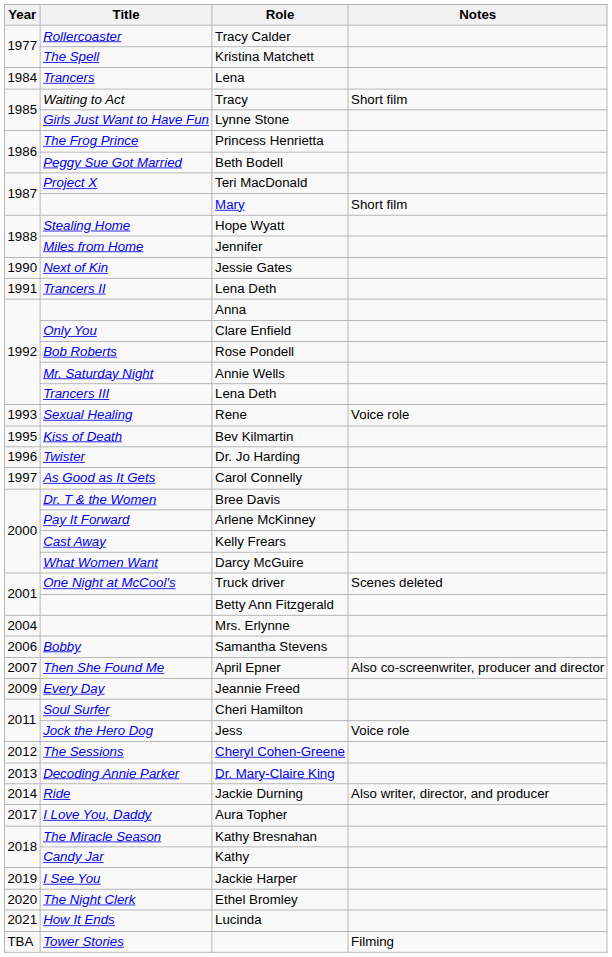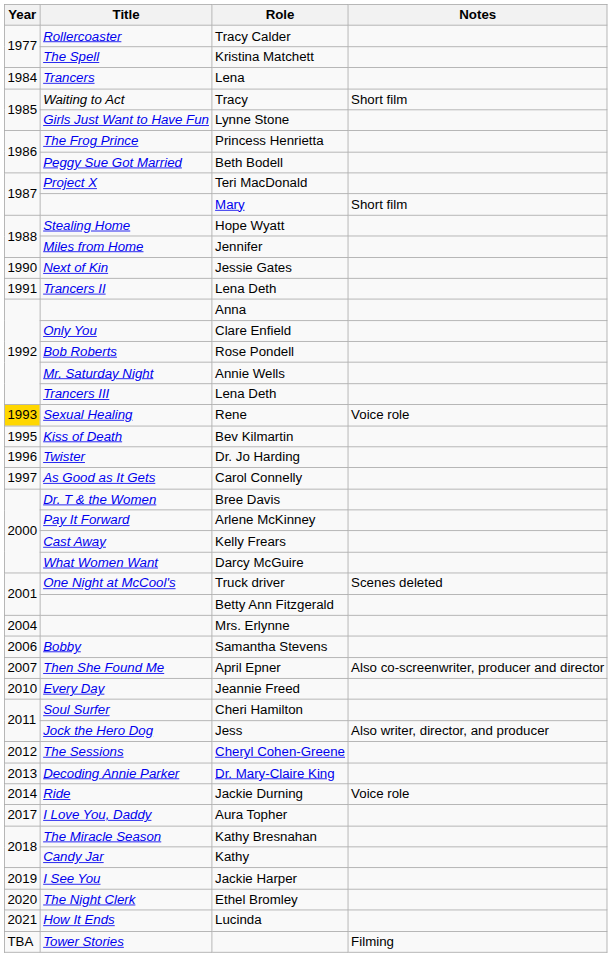(22, 415) no background -> (22, 415) gold background
(22, 688) 2009 -> (22, 688) 2010
(380, 731) Voice role -> (450, 731) Also writer, director, and producer
(450, 794) Also writer, director, and producer -> (380, 794) Voice role
